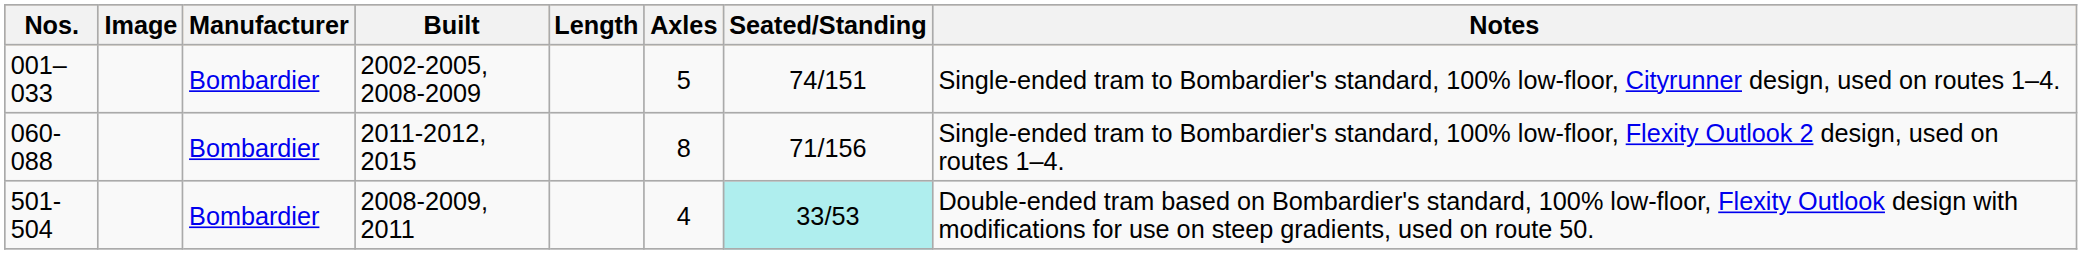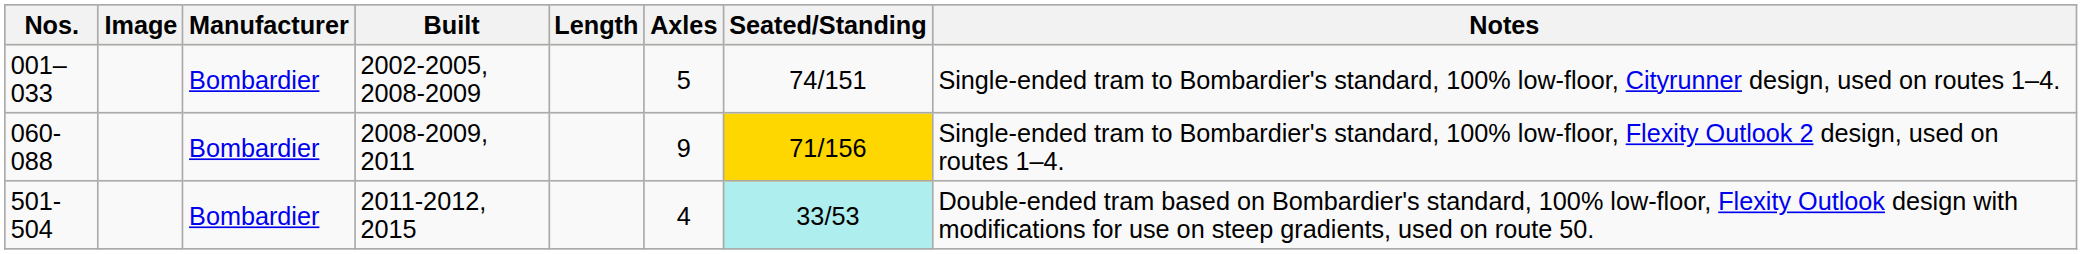(423, 147) 2011-2012, 2015 -> (424, 147) 2008-2009, 2011
(684, 147) 8 -> (684, 147) 9
(828, 147) no background -> (828, 147) gold background
(424, 215) 2008-2009, 2011 -> (423, 215) 2011-2012, 2015
